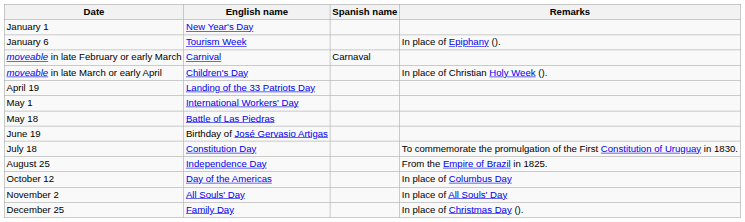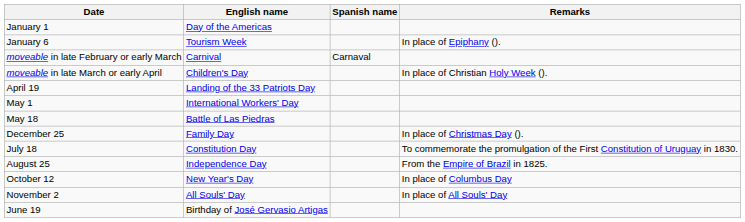(220, 27) New Year's Day -> (229, 27) Day of the Americas
rows swapped: (24, 133) <-> (35, 210)
(229, 179) Day of the Americas -> (220, 179) New Year's Day
